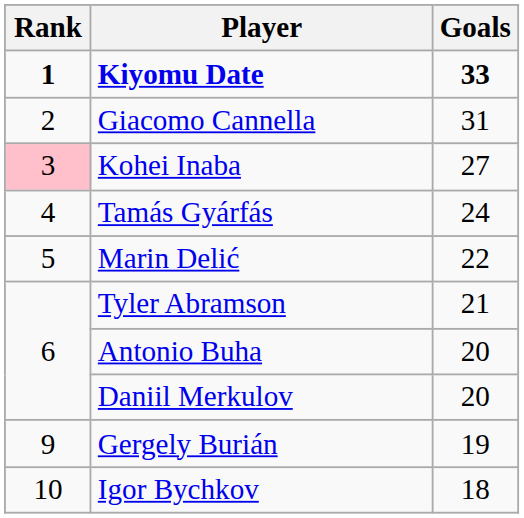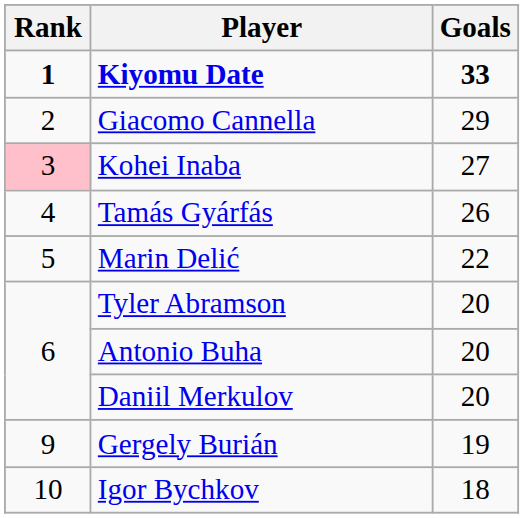(475, 119) 31 -> (475, 119) 29
(475, 212) 24 -> (475, 212) 26
(475, 304) 21 -> (475, 304) 20
